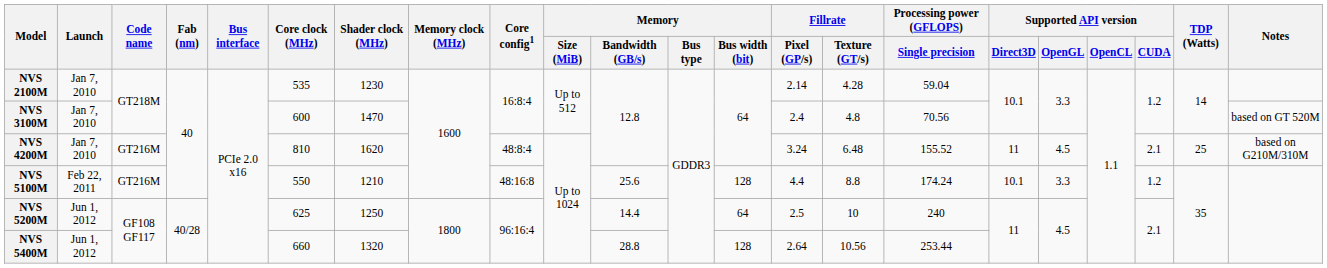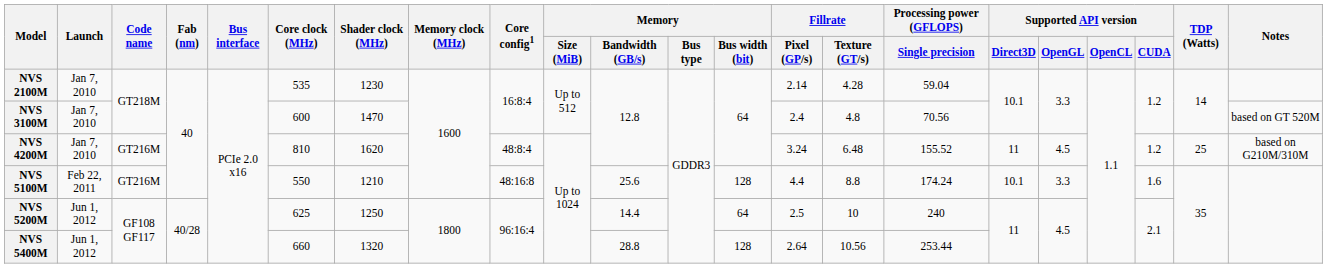(1154, 149) 2.1 -> (1154, 149) 1.2
(1154, 181) 1.2 -> (1154, 181) 1.6
